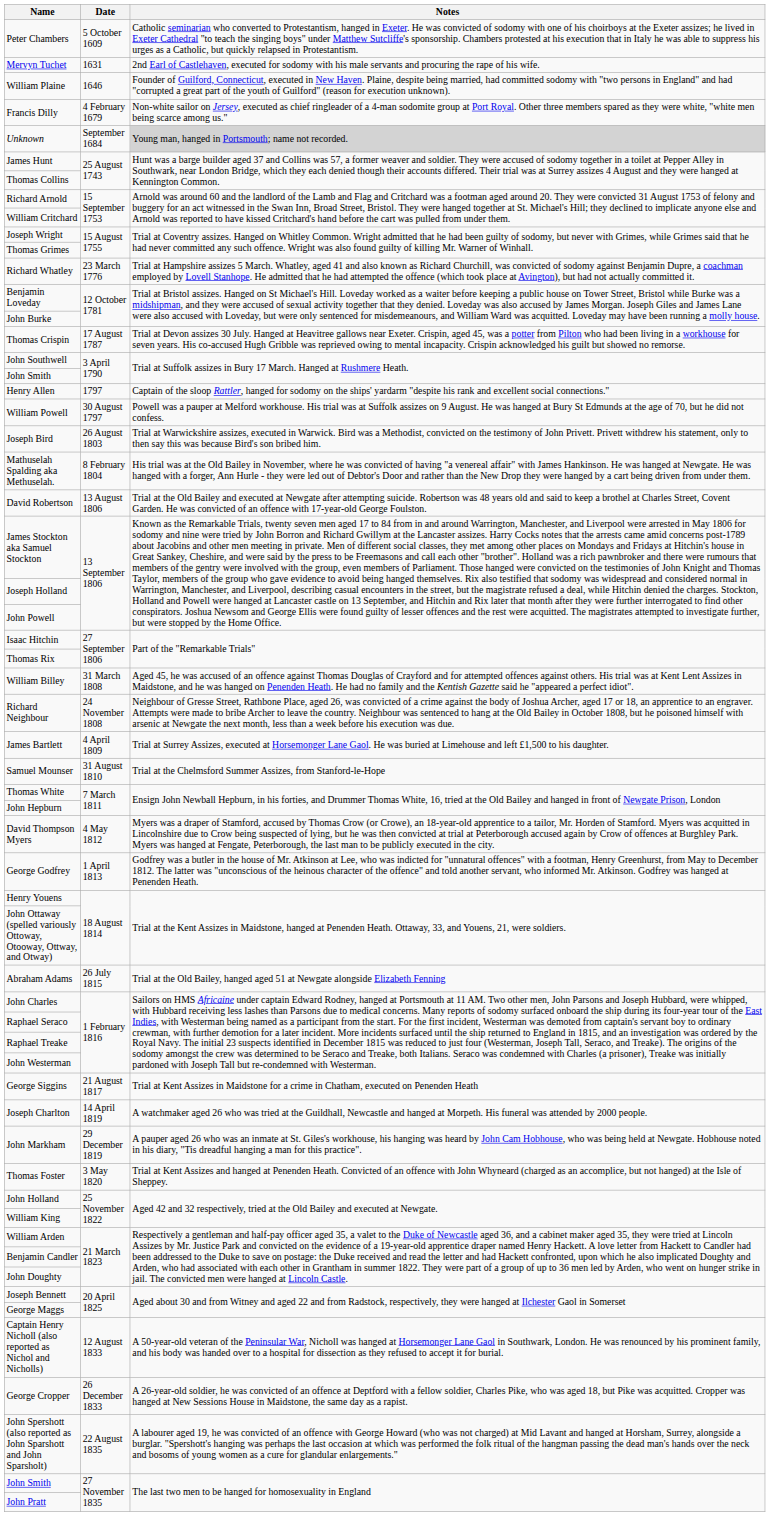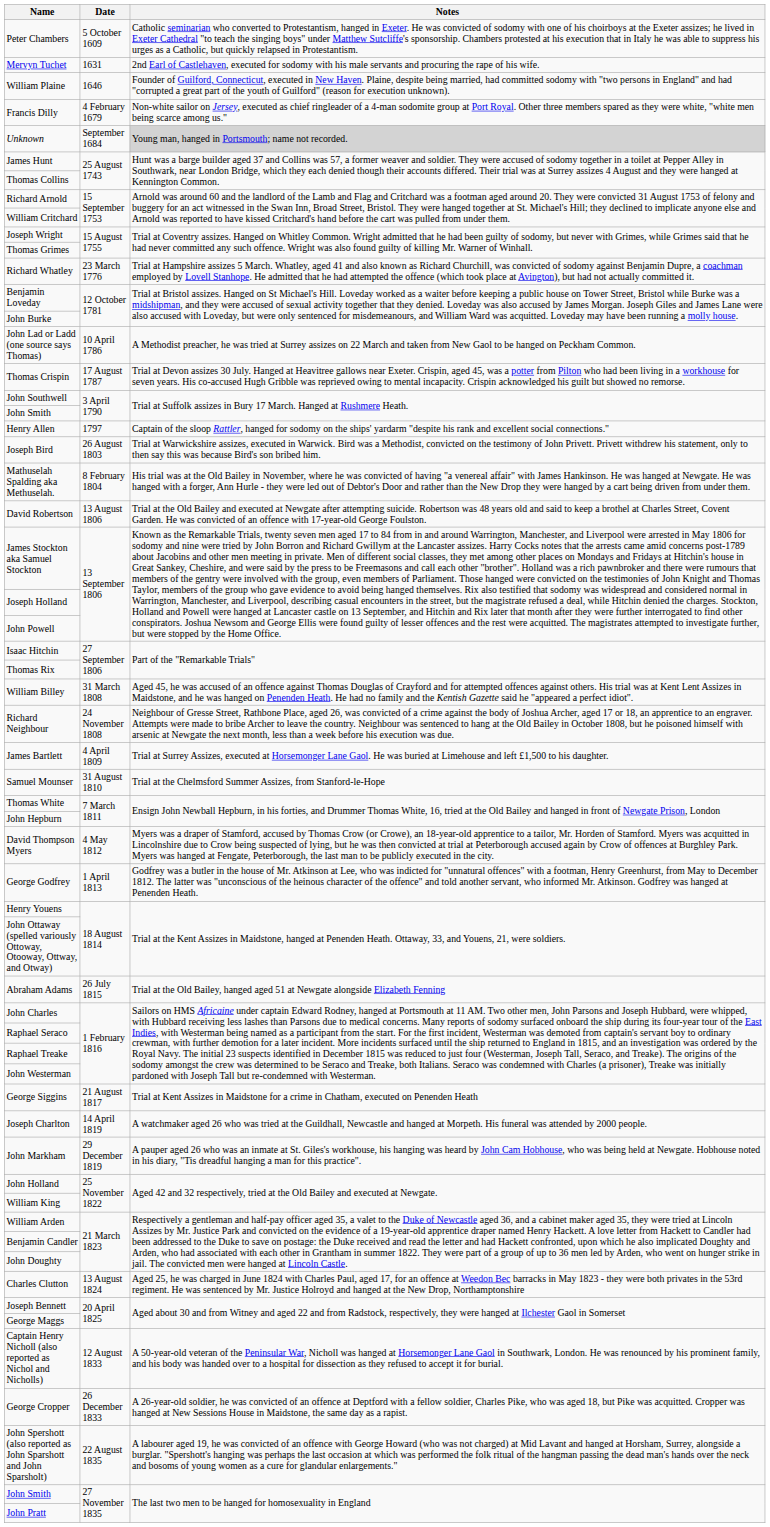+ row: (41, 345)
- row: (37, 412)
- row: (36, 1176)
+ row: (37, 1284)
